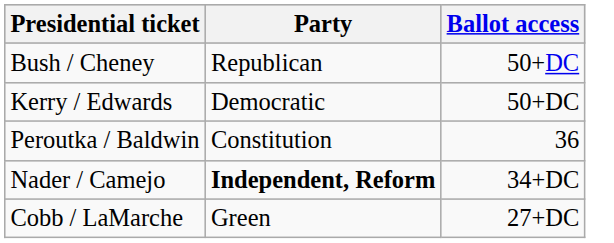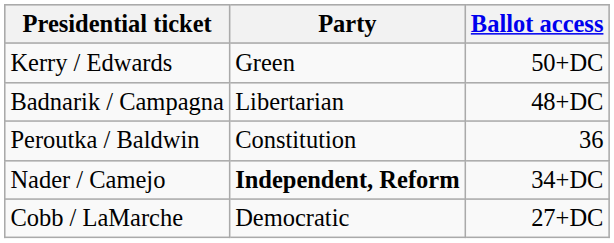- row: (82, 62)
(268, 101) Democratic -> (265, 62) Green
+ row: (117, 101)
(241, 218) Green -> (292, 218) Democratic
